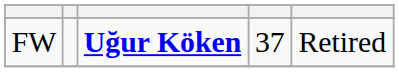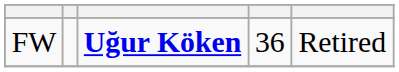(270, 41) 37 -> (270, 41) 36
